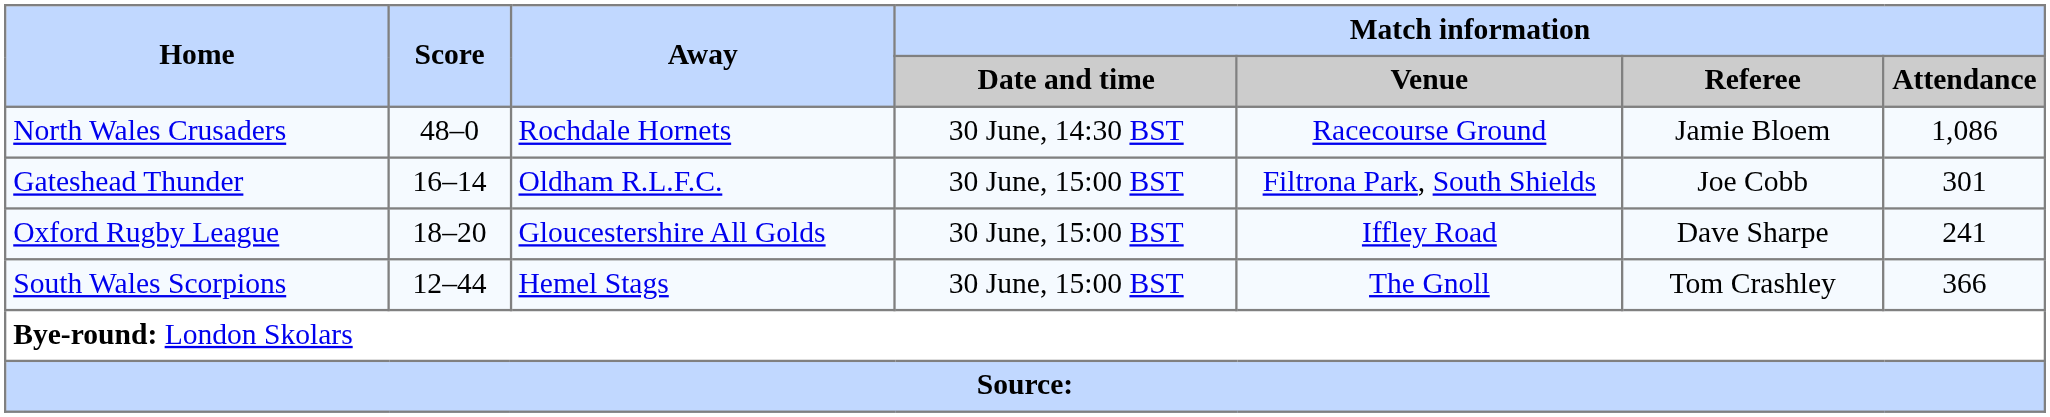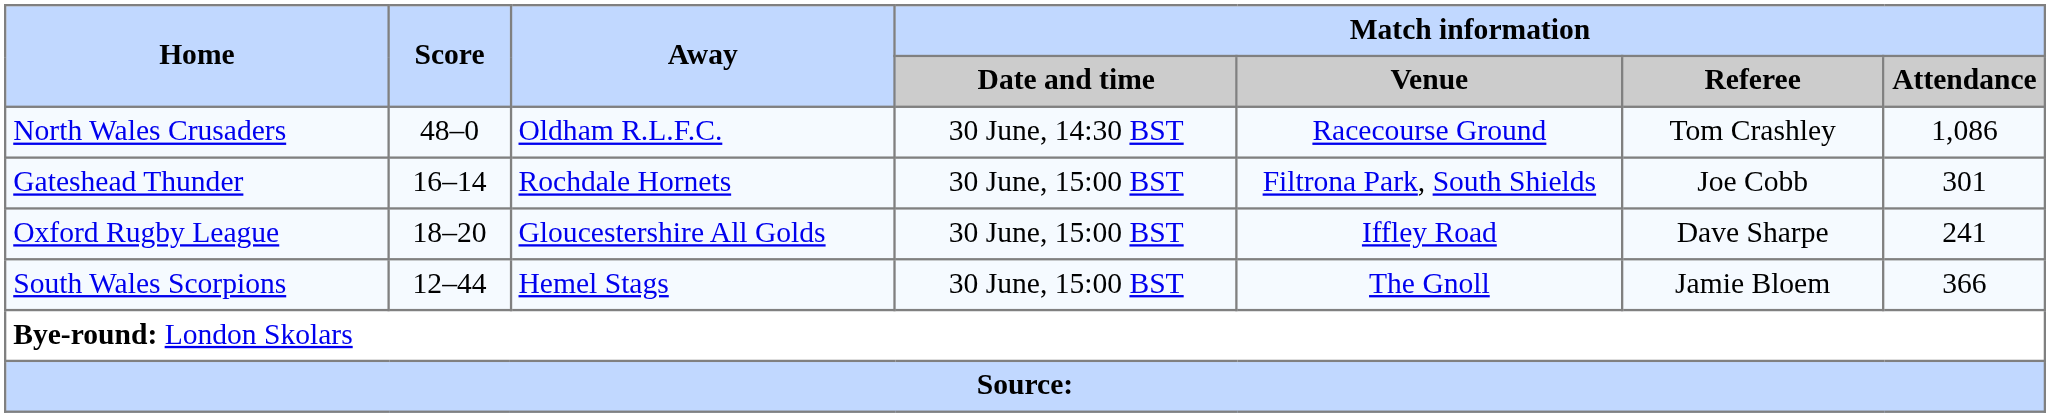(625, 131) Rochdale Hornets -> (620, 131) Oldham R.L.F.C.
(1753, 131) Jamie Bloem -> (1753, 131) Tom Crashley
(620, 182) Oldham R.L.F.C. -> (625, 182) Rochdale Hornets
(1753, 284) Tom Crashley -> (1753, 284) Jamie Bloem
